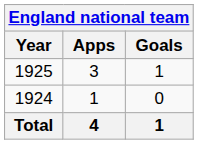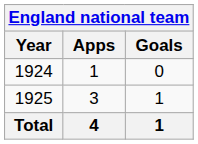rows swapped: (34, 98) <-> (34, 71)
